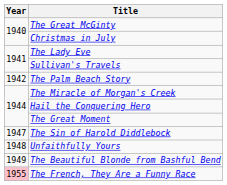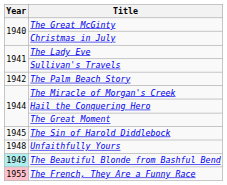(16, 133) 1947 -> (16, 133) 1945
(16, 160) no background -> (16, 160) paleturquoise background
